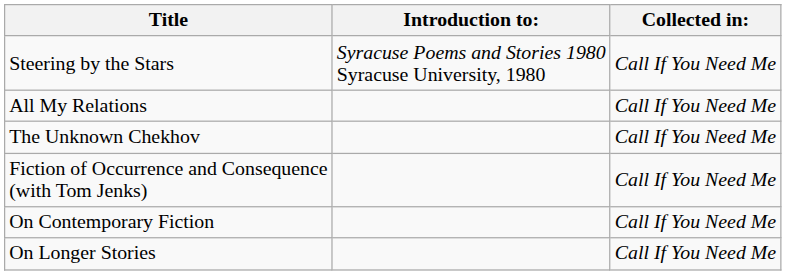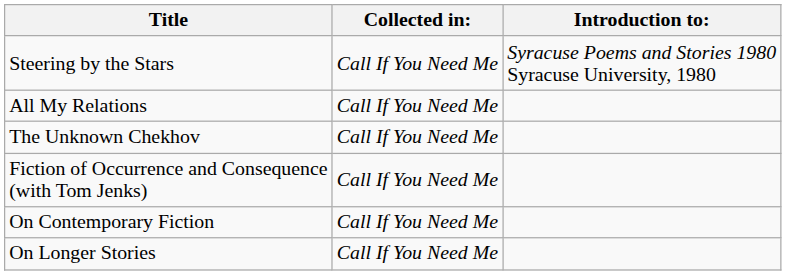columns swapped: (471, 20) <-> (695, 20)
